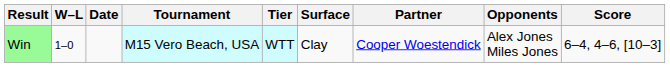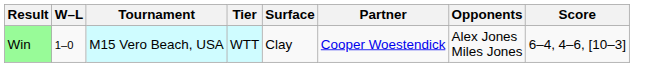- column: (104, 15)
